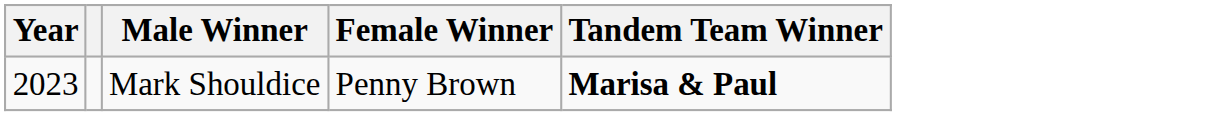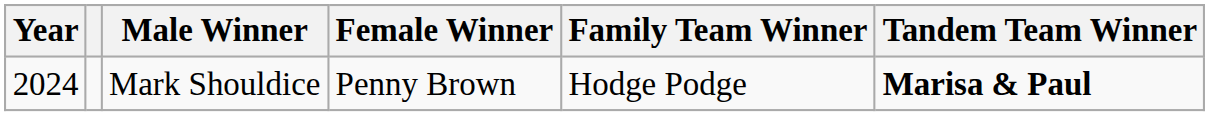+ column: (718, 30)
(46, 82) 2023 -> (46, 82) 2024
